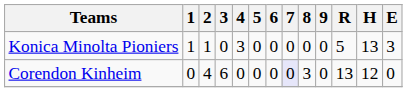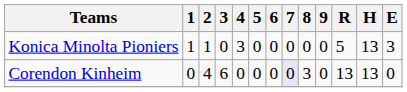(370, 73) 12 -> (370, 73) 13
